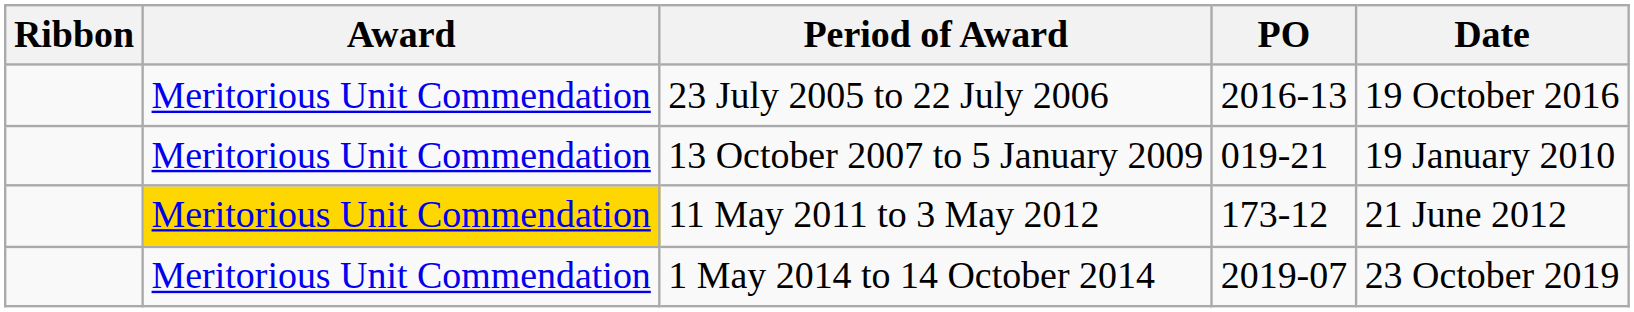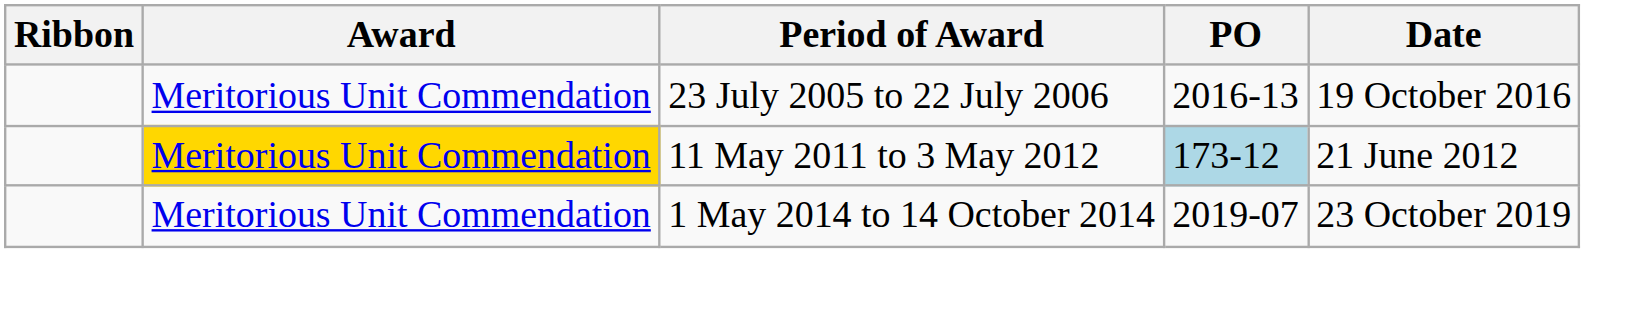- row: (936, 154)
(1274, 214) no background -> (1226, 154) lightblue background
